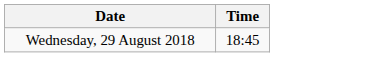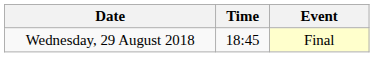+ column: (319, 16)
